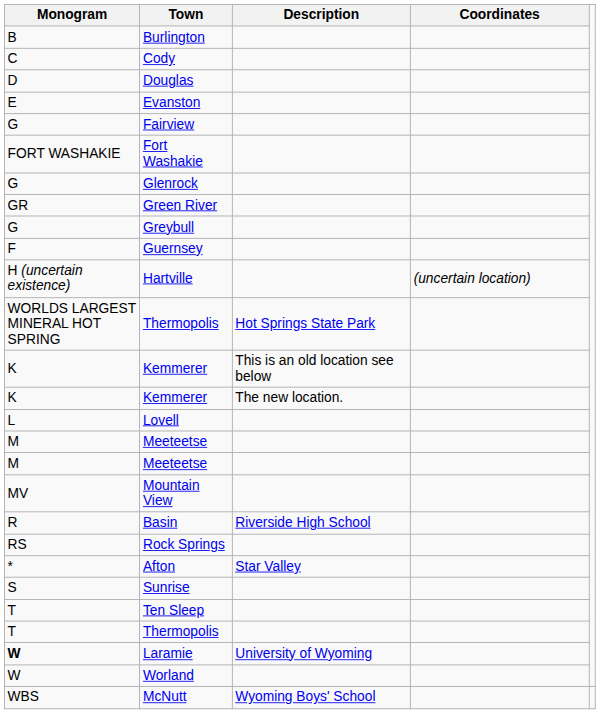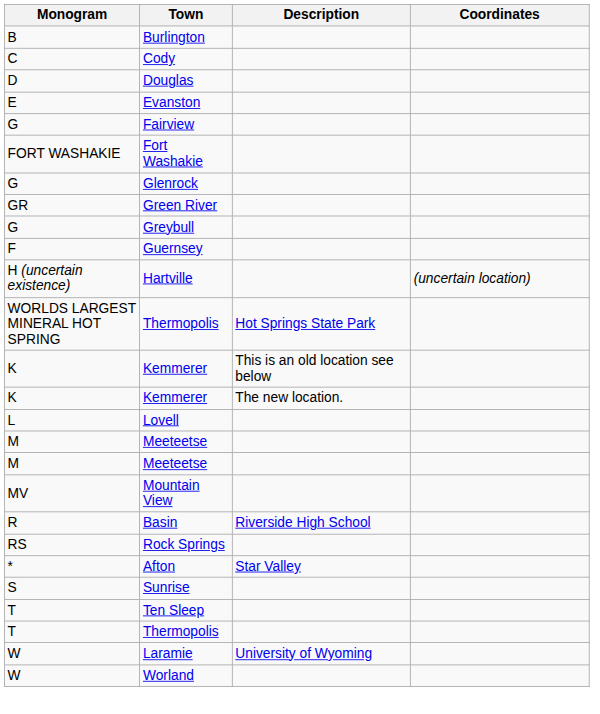(14, 653) bold -> (14, 653) normal
- row: (165, 697)
